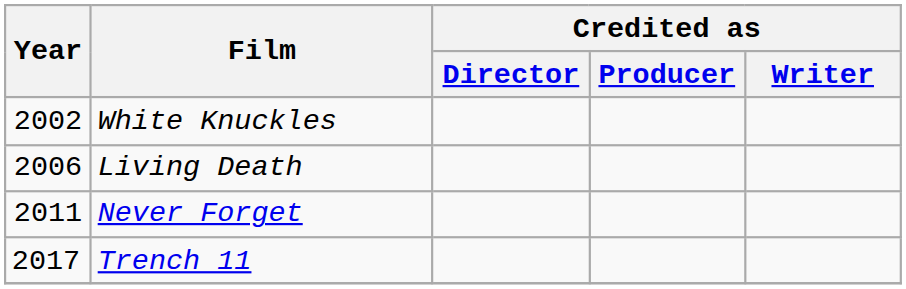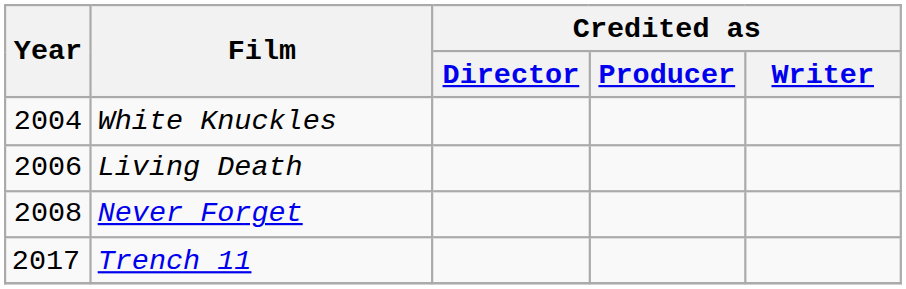(48, 121) 2002 -> (48, 121) 2004
(48, 214) 2011 -> (48, 214) 2008
